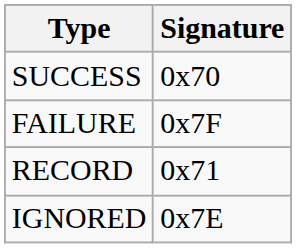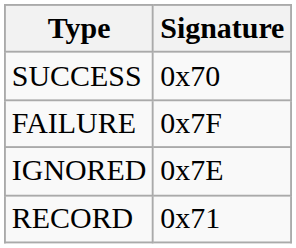rows swapped: (79, 218) <-> (73, 170)
